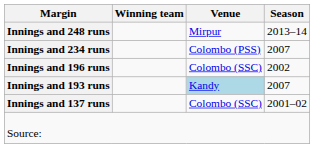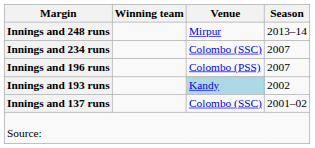(225, 49) Colombo (PSS) -> (225, 49) Colombo (SSC)
(225, 67) Colombo (SSC) -> (225, 67) Colombo (PSS)
(278, 67) 2002 -> (278, 67) 2007
(278, 85) 2007 -> (278, 85) 2002
